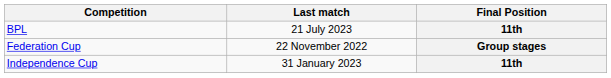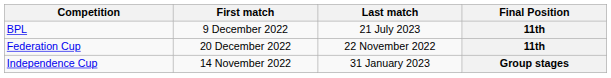+ column: (245, 13)
(512, 47) Group stages -> (534, 47) 11th
(512, 64) 11th -> (534, 64) Group stages
